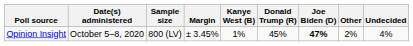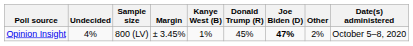columns swapped: (107, 16) <-> (386, 21)
